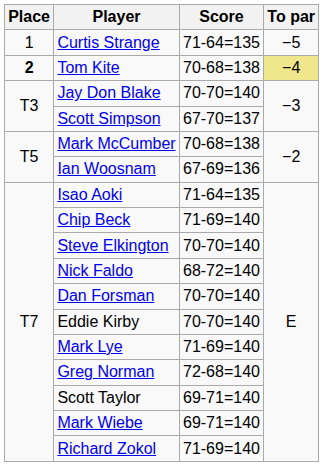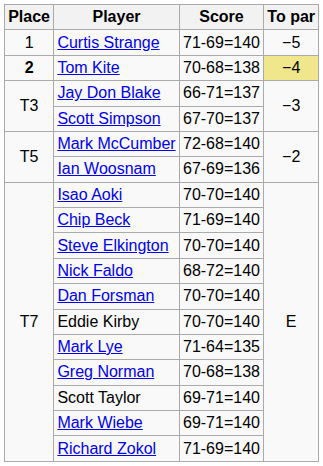(221, 42) 71-64=135 -> (221, 42) 71-69=140
(221, 93) 70-70=140 -> (221, 93) 66-71=137
(221, 144) 70-68=138 -> (221, 144) 72-68=140
(221, 194) 71-64=135 -> (221, 194) 70-70=140
(221, 347) 71-69=140 -> (221, 347) 71-64=135
(221, 372) 72-68=140 -> (221, 372) 70-68=138
